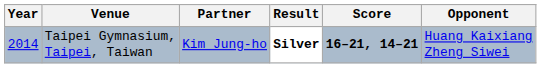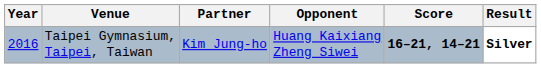columns swapped: (479, 15) <-> (296, 15)
(23, 44) 2014 -> (23, 44) 2016
